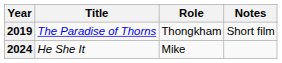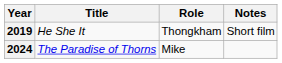(97, 31) The Paradise of Thorns -> (61, 31) He She It
(61, 49) He She It -> (97, 49) The Paradise of Thorns
